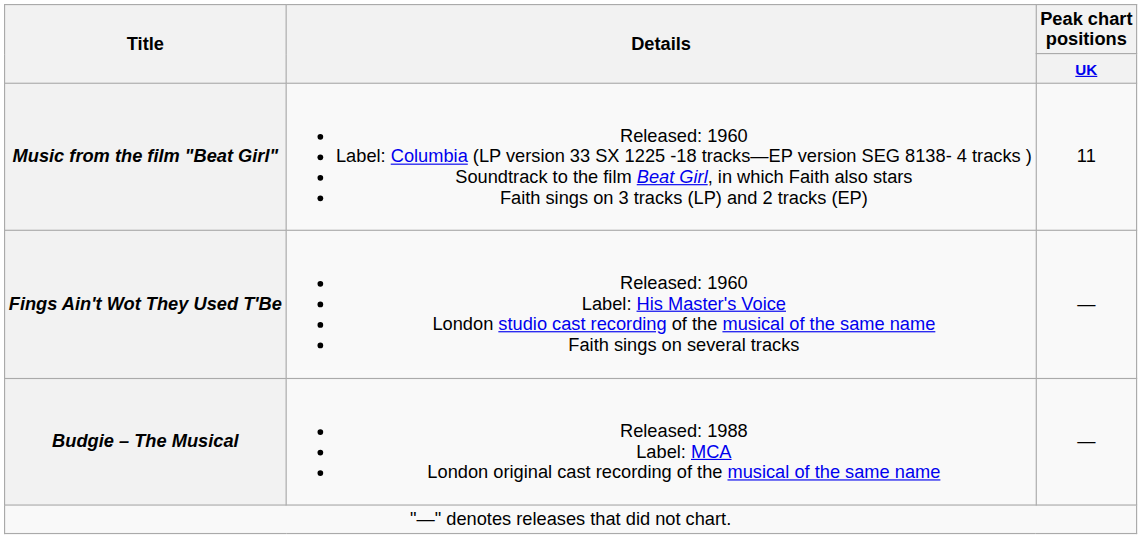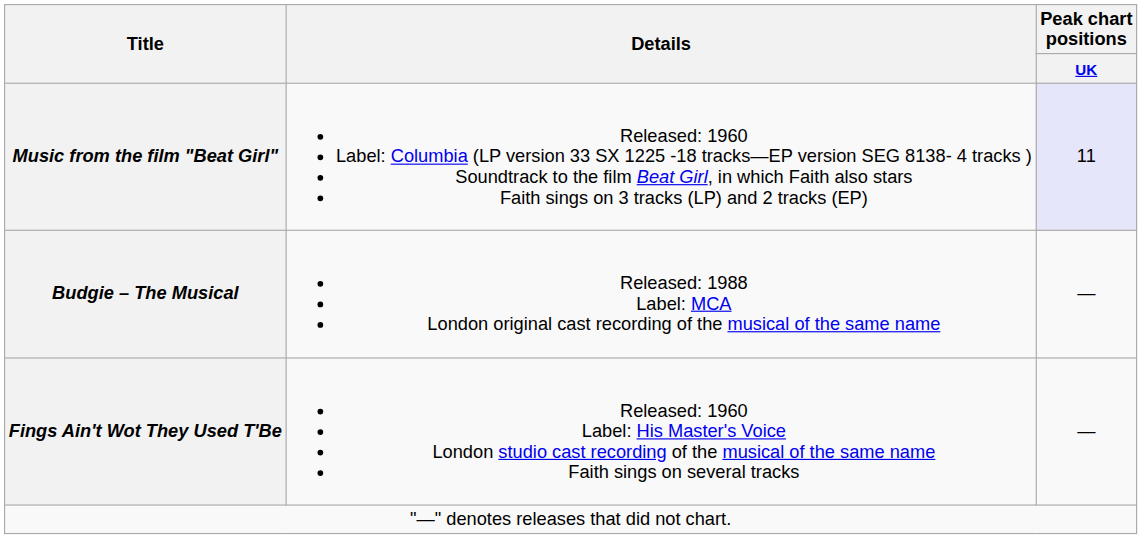(1086, 156) no background -> (1086, 156) lavender background
rows swapped: (145, 304) <-> (145, 441)
